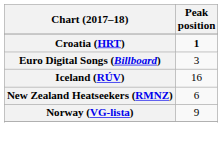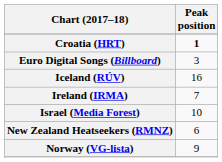+ row: (90, 95)
+ row: (90, 113)
